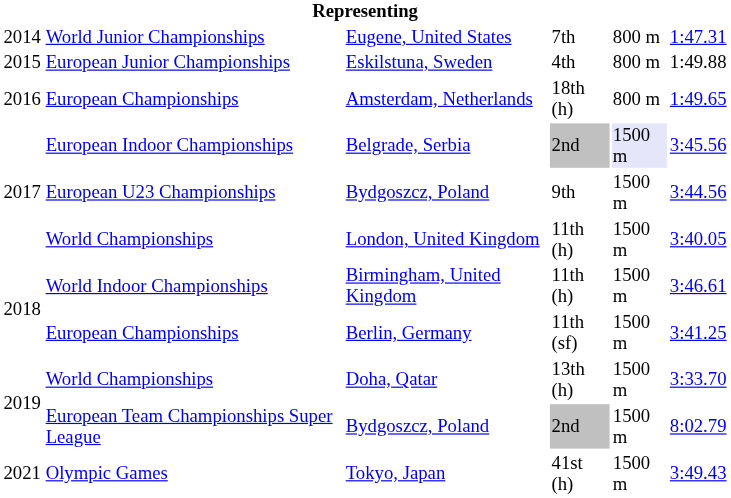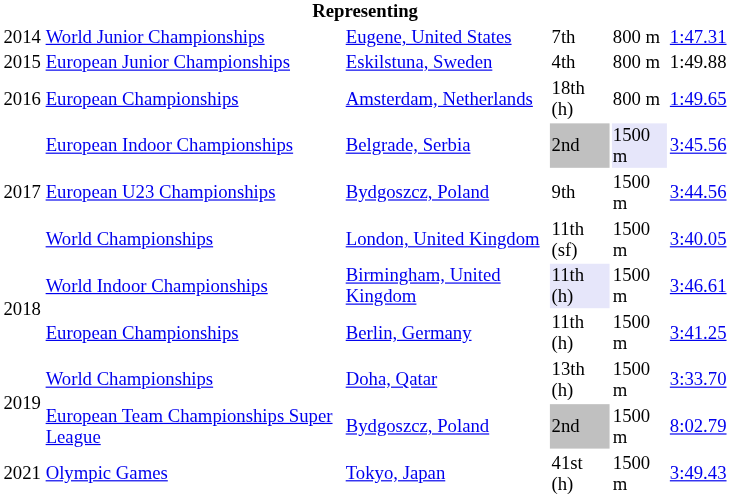(568, 239) 11th (h) -> (568, 239) 11th (sf)
(568, 285) no background -> (568, 285) lavender background
(568, 332) 11th (sf) -> (568, 332) 11th (h)
